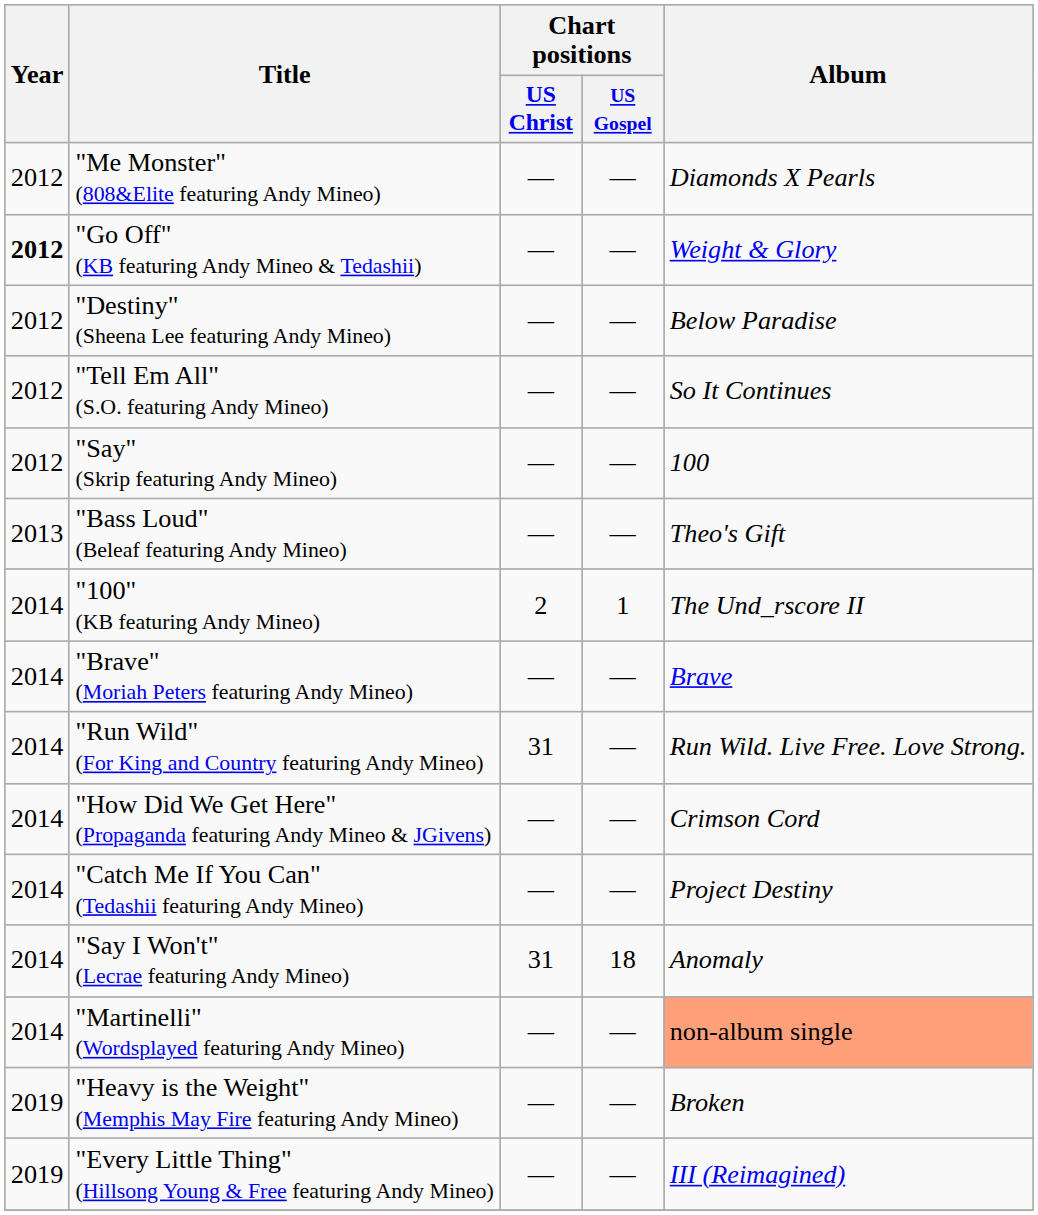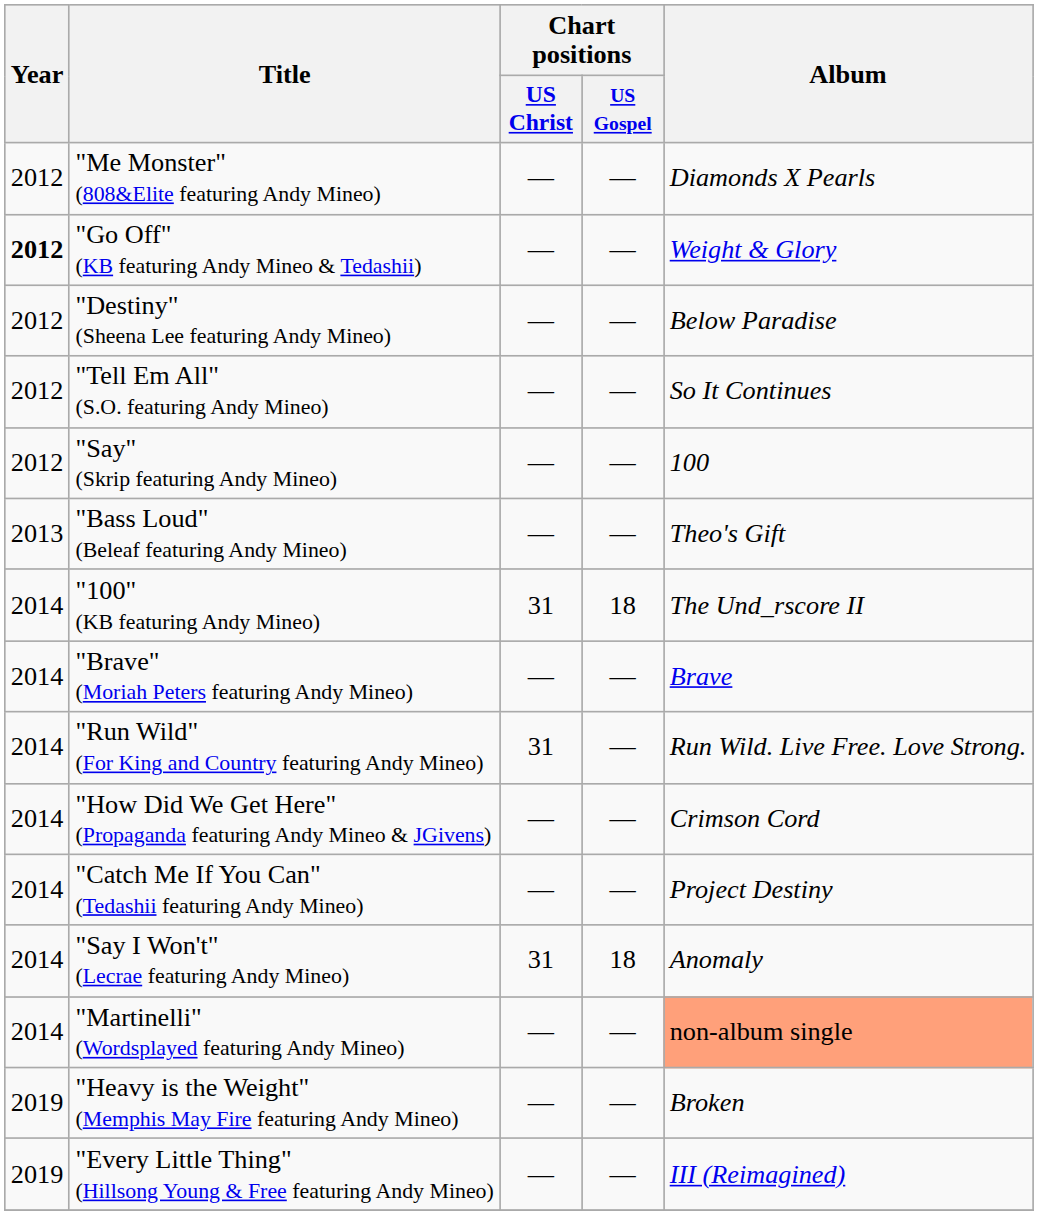(541, 604) 2 -> (541, 604) 31
(623, 604) 1 -> (623, 604) 18
